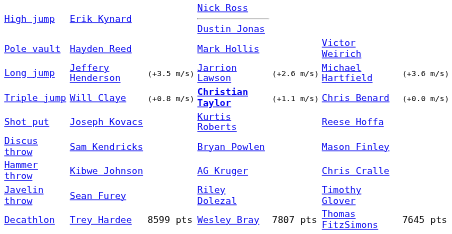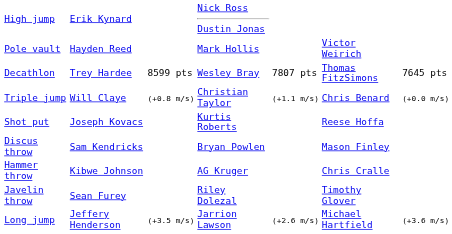rows swapped: (30, 73) <-> (30, 220)
(223, 97) bold -> (223, 97) normal
